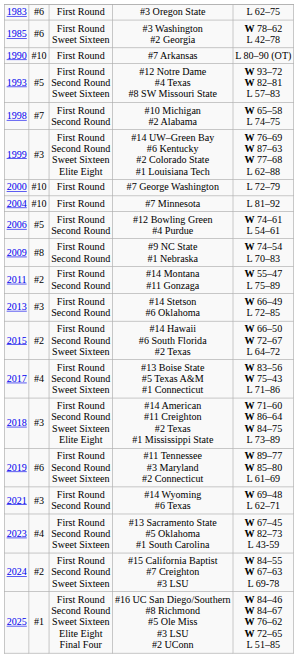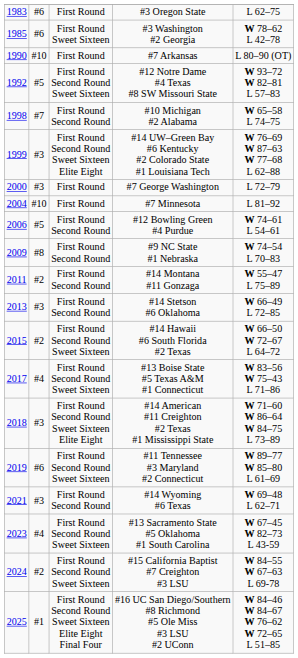(17, 83) 1993 -> (17, 83) 1992
(39, 187) #10 -> (39, 187) #3
